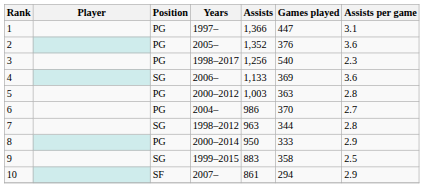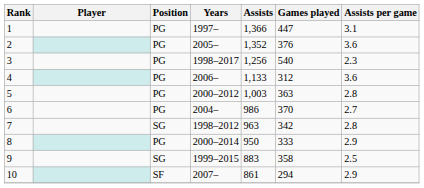(159, 77) SG -> (159, 77) PG
(285, 77) 369 -> (285, 77) 312
(285, 126) 344 -> (285, 126) 342
